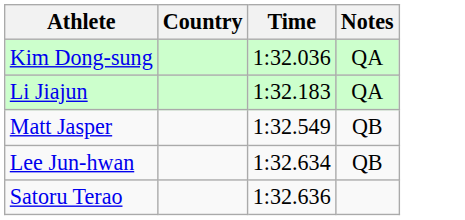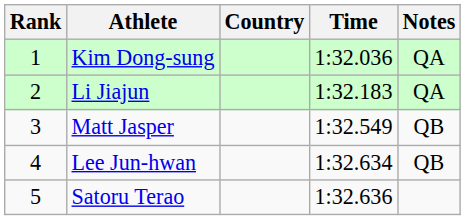+ column: (36, 22)
